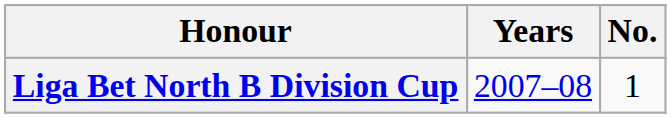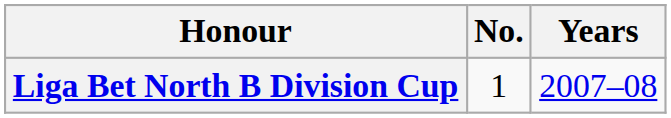columns swapped: (632, 31) <-> (533, 31)
